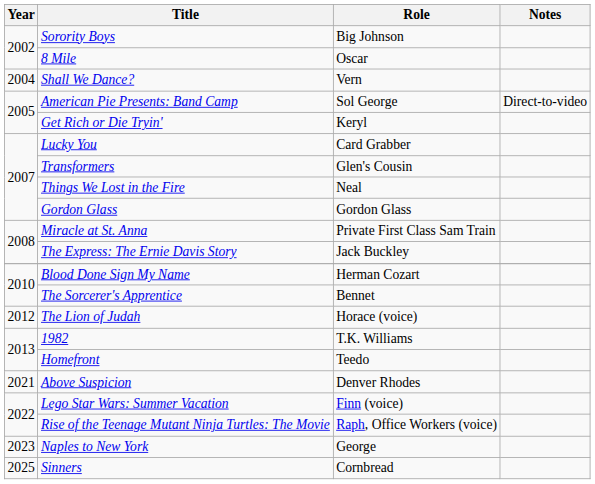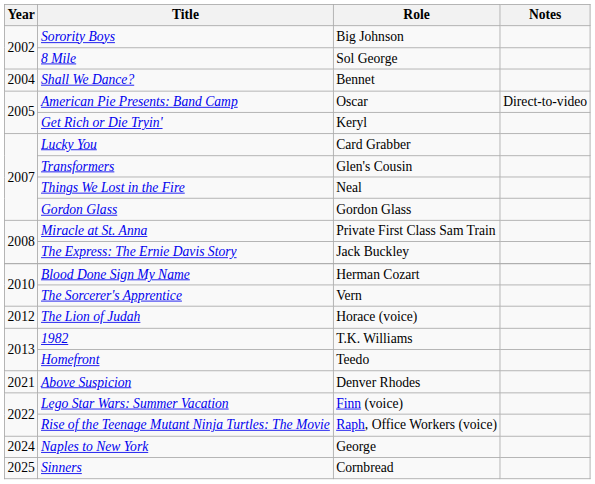(352, 58) Oscar -> (367, 58) Sol George
(349, 79) Vern -> (355, 79) Bennet
(367, 101) Sol George -> (352, 101) Oscar
(355, 295) Bennet -> (349, 295) Vern
(21, 446) 2023 -> (21, 446) 2024
